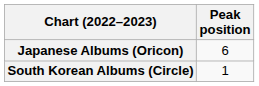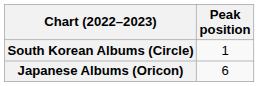rows swapped: (100, 50) <-> (100, 71)
